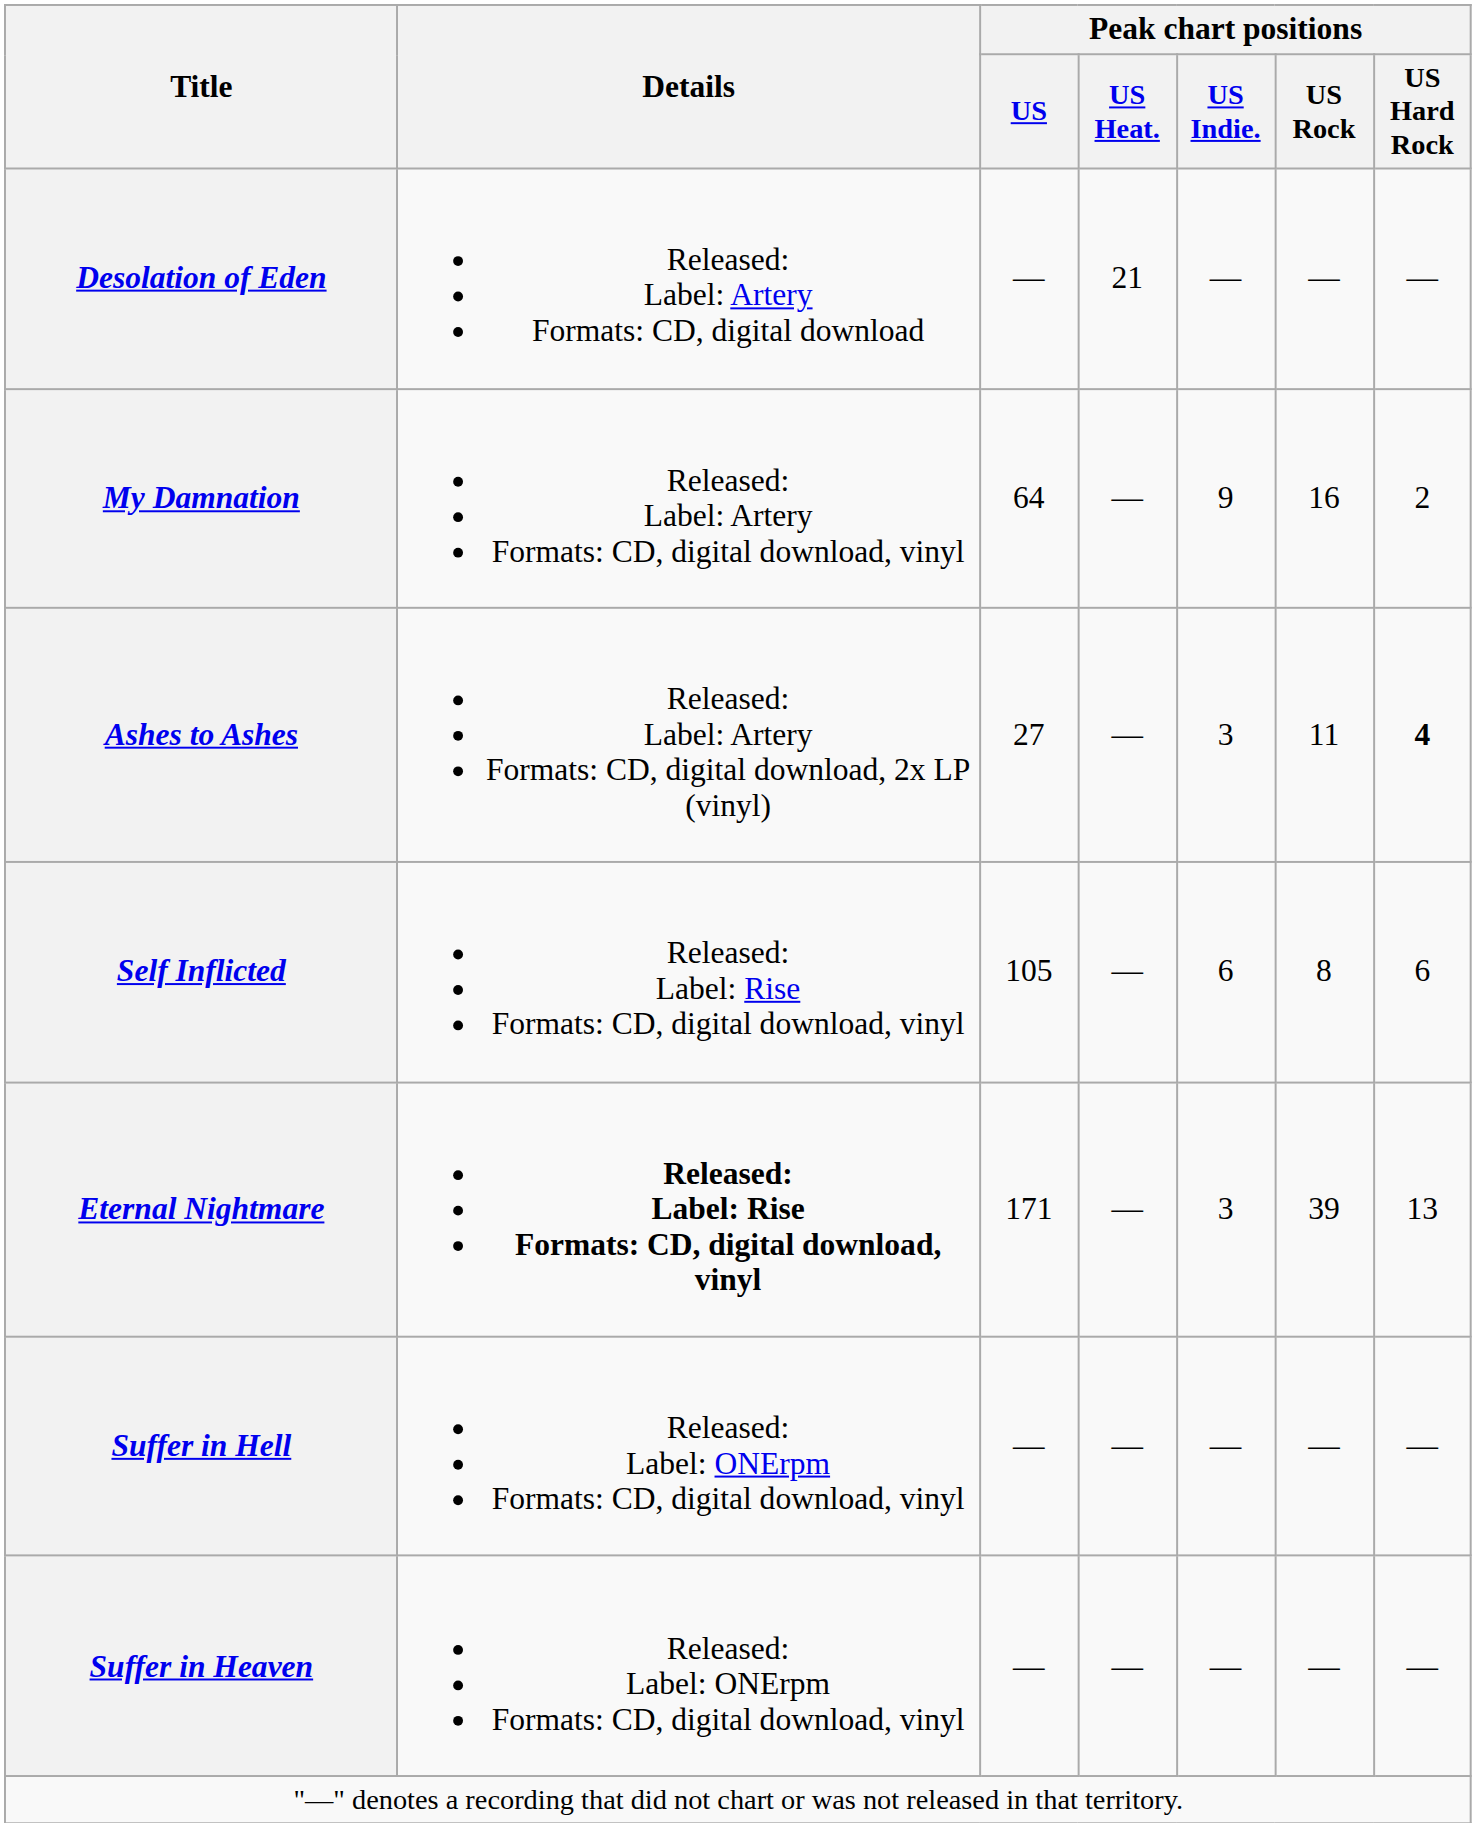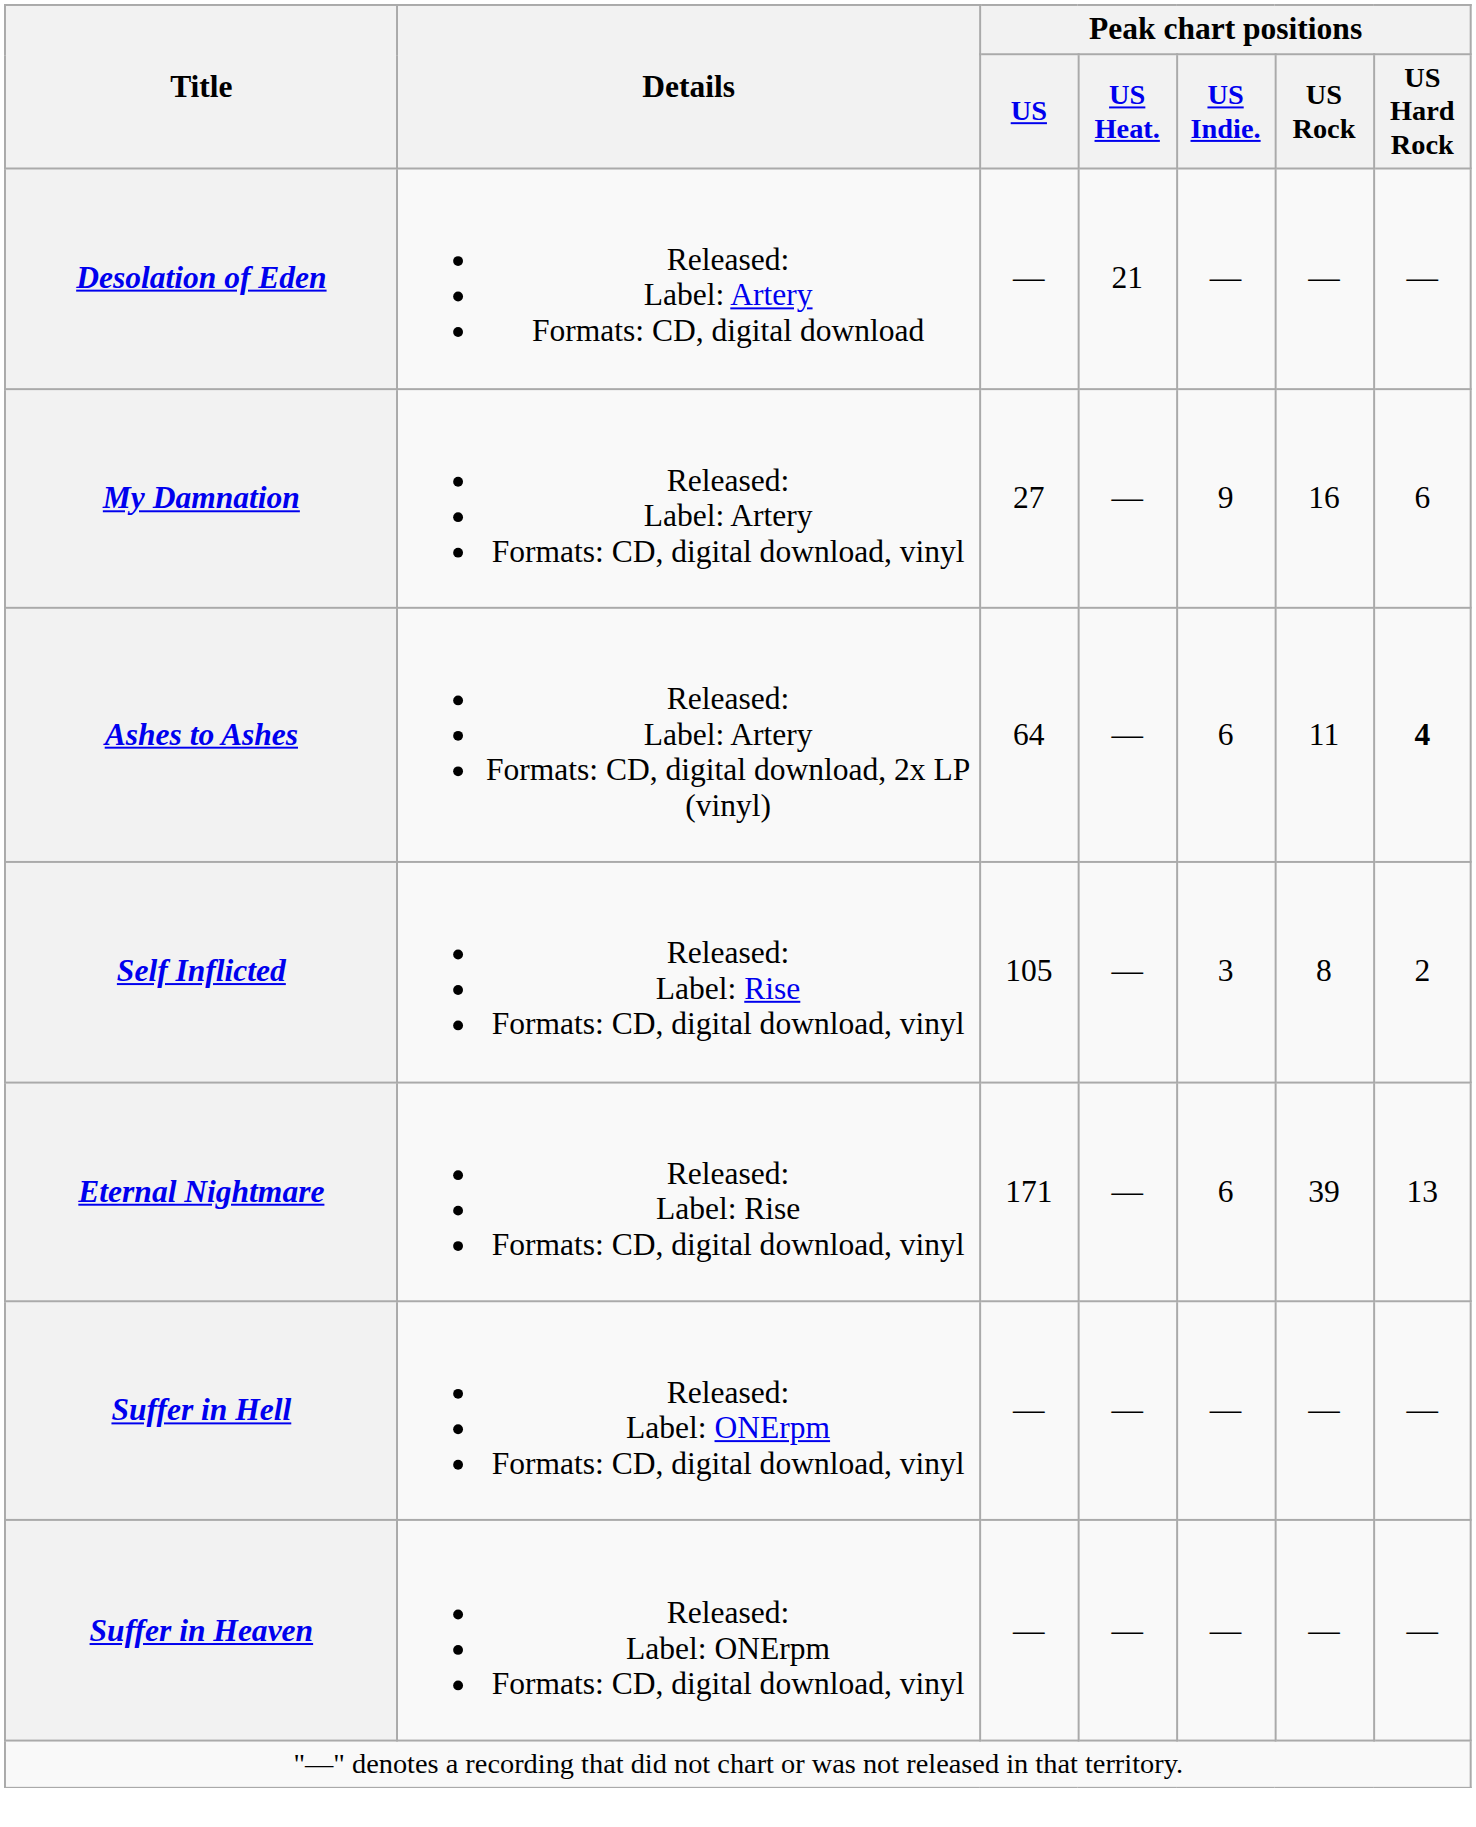(1029, 497) 64 -> (1029, 497) 27
(1422, 497) 2 -> (1422, 497) 6
(1029, 734) 27 -> (1029, 734) 64
(1226, 734) 3 -> (1226, 734) 6
(1226, 971) 6 -> (1226, 971) 3
(1422, 971) 6 -> (1422, 971) 2
(689, 1227) bold -> (689, 1209) normal
(1226, 1208) 3 -> (1226, 1191) 6
